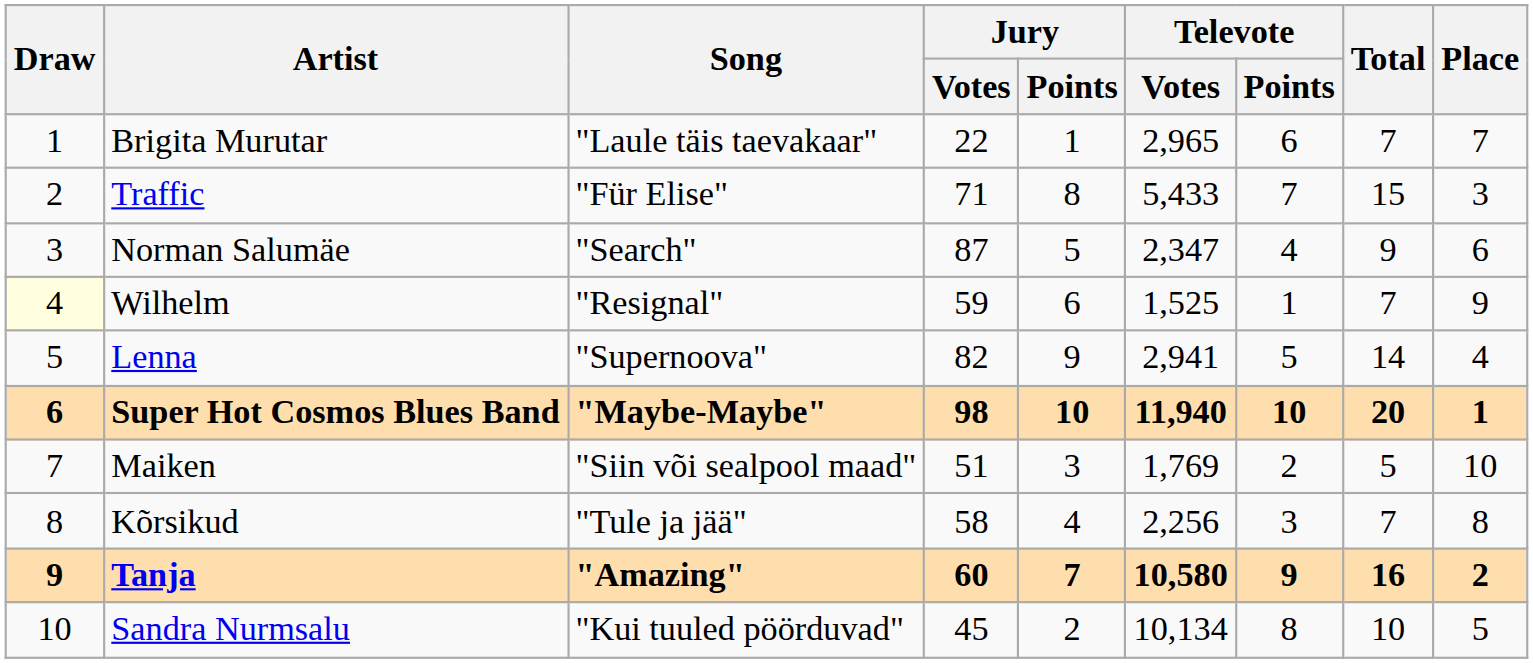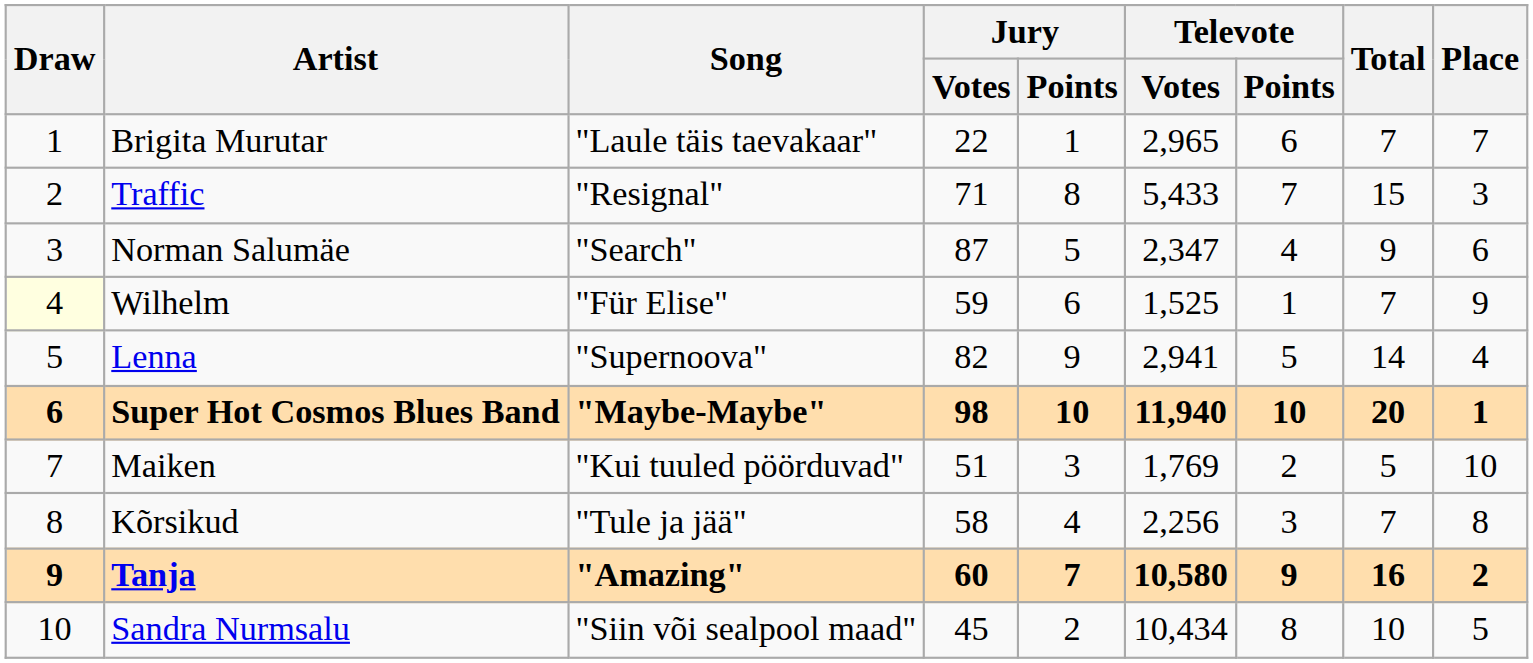(652, 194) "Für Elise" -> (649, 194) "Resignal"
(649, 303) "Resignal" -> (652, 303) "Für Elise"
(746, 466) "Siin või sealpool maad" -> (740, 466) "Kui tuuled pöörduvad"
(740, 628) "Kui tuuled pöörduvad" -> (746, 628) "Siin või sealpool maad"
(1181, 628) 10,134 -> (1181, 628) 10,434
